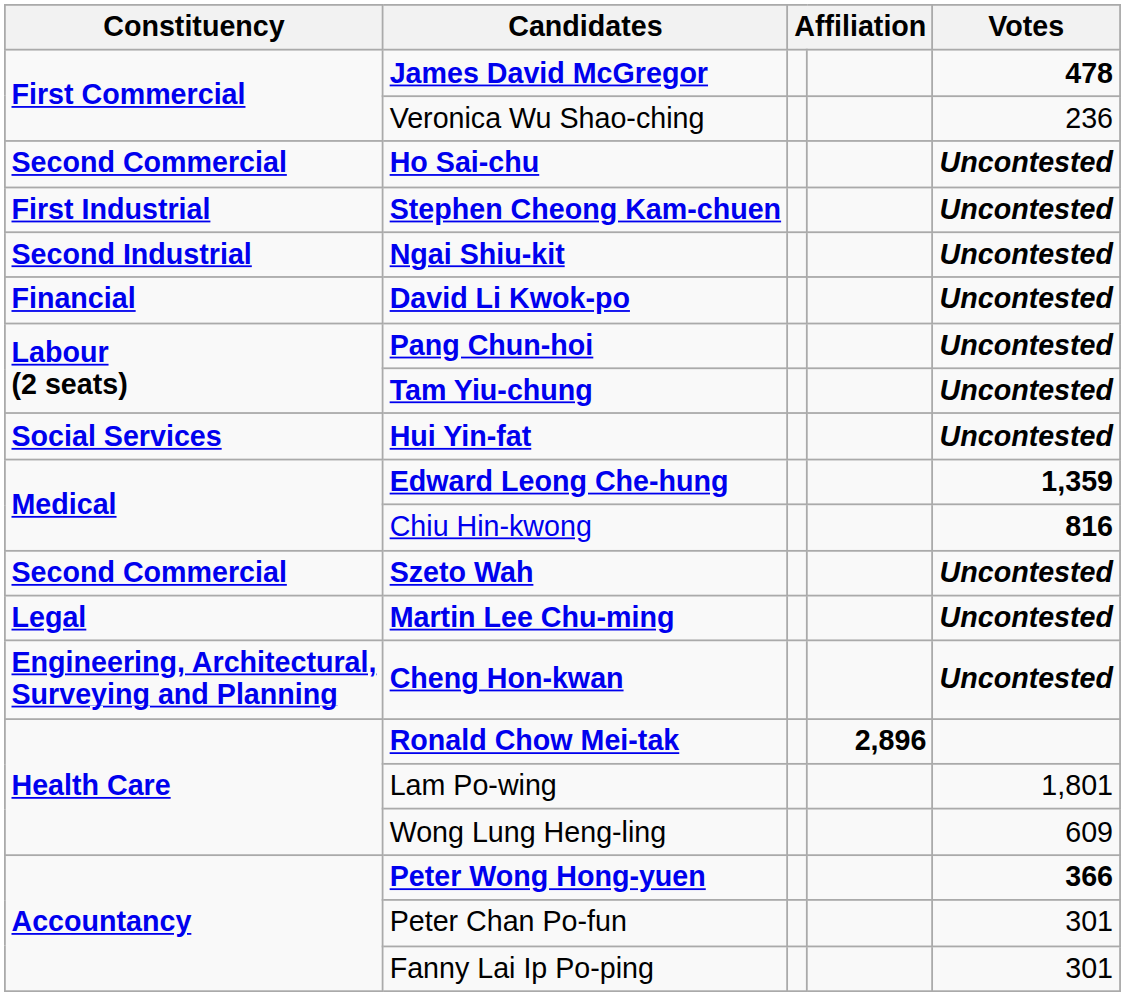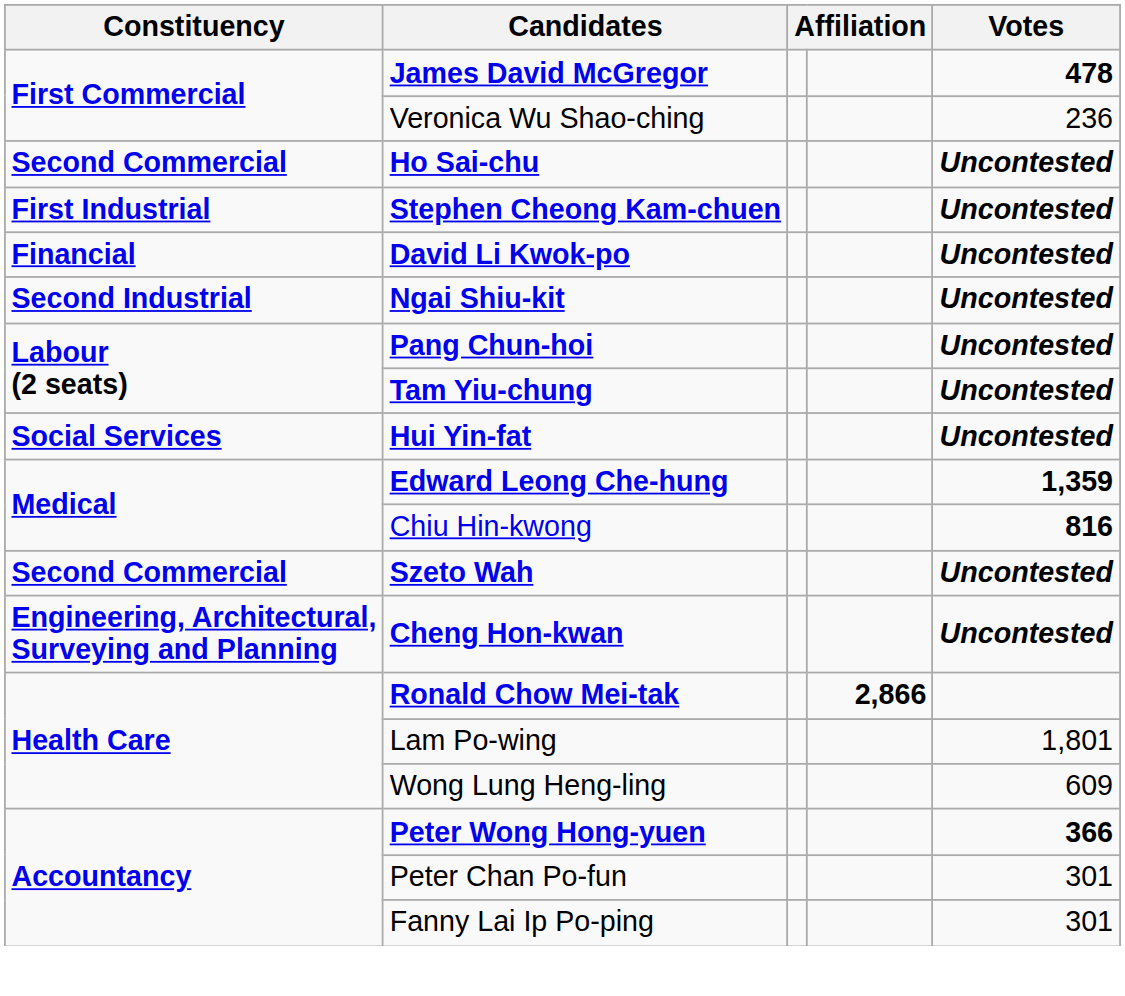rows swapped: (477, 254) <-> (510, 299)
- row: (532, 617)
(891, 740) 2,896 -> (891, 695) 2,866
